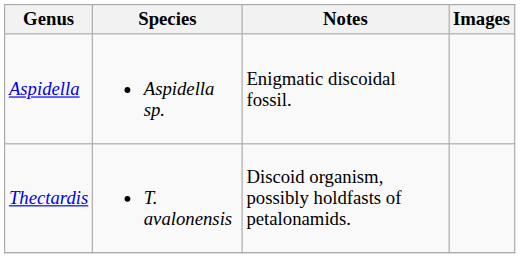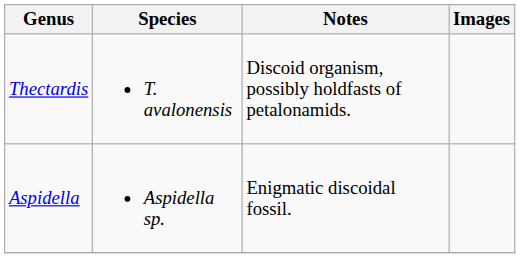rows swapped: (44, 88) <-> (49, 198)
